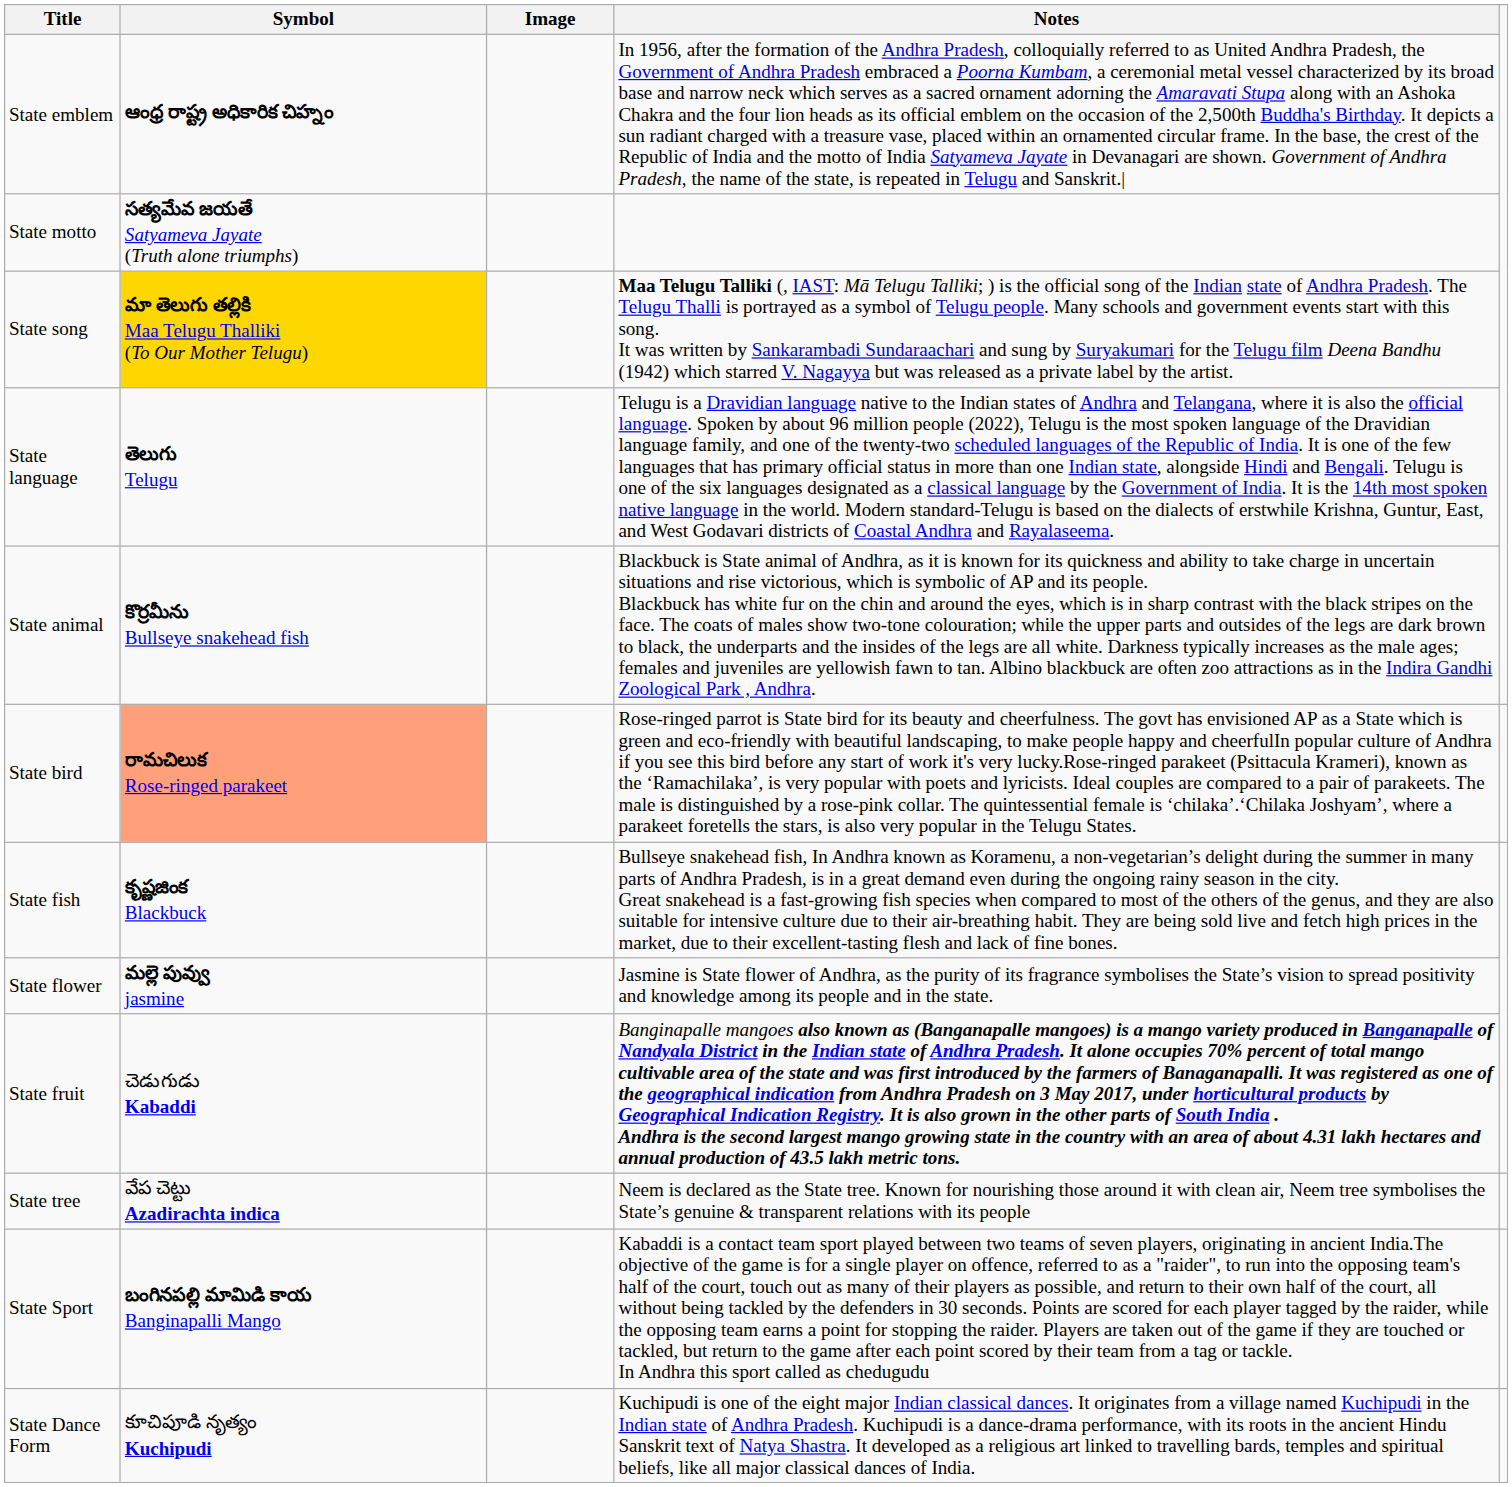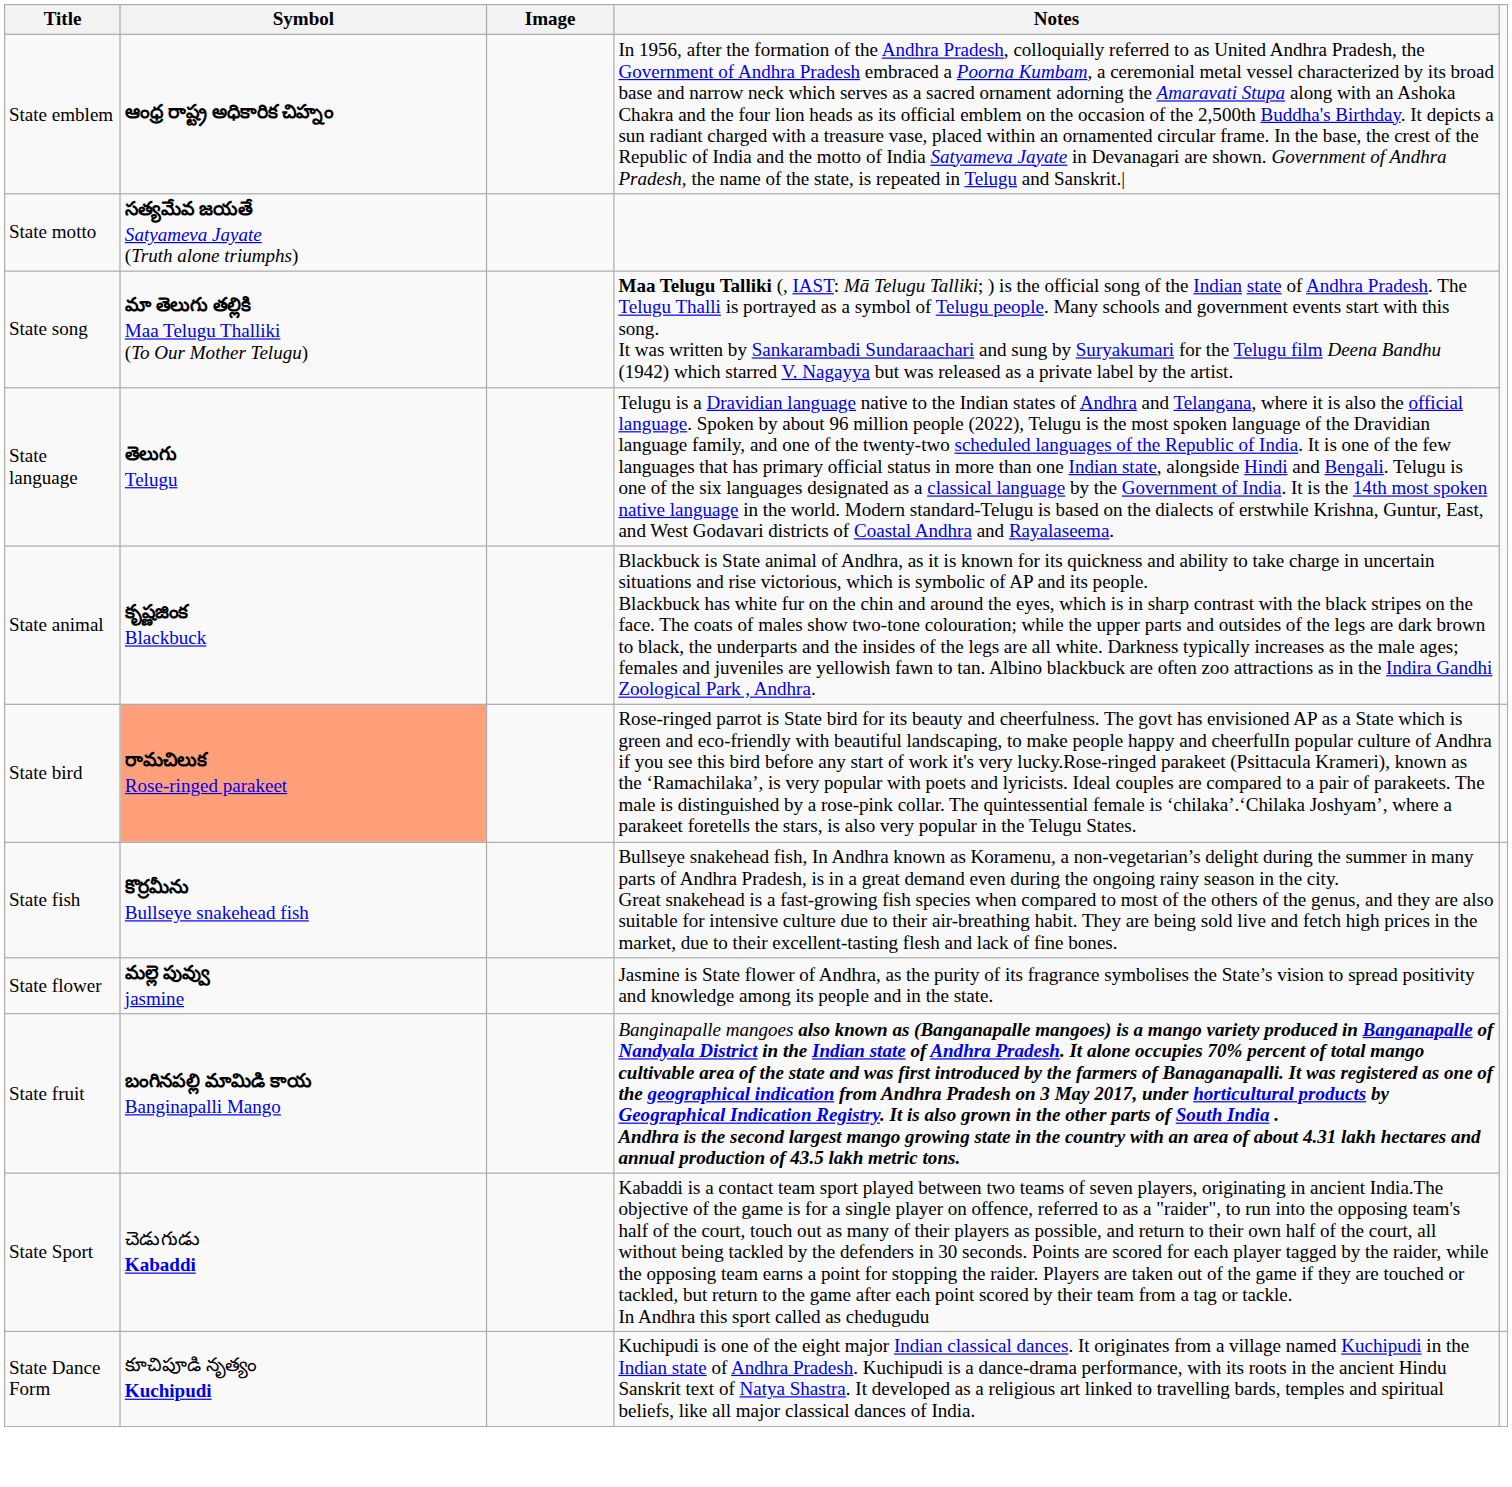(216, 329) gold background -> (216, 329) no background
(217, 625) కొర్రమీను Bullseye snakehead fish -> (166, 625) కృష్ణజింక Blackbuck
(166, 899) కృష్ణజింక Blackbuck -> (217, 899) కొర్రమీను Bullseye snakehead fish
(162, 1093) చెడుగుడు Kabaddi -> (218, 1093) బంగినపల్లి మామిడి కాయ Banginapalli Mango
- row: (45, 1200)
(218, 1308) బంగినపల్లి మామిడి కాయ Banginapalli Mango -> (162, 1252) చెడుగుడు Kabaddi
